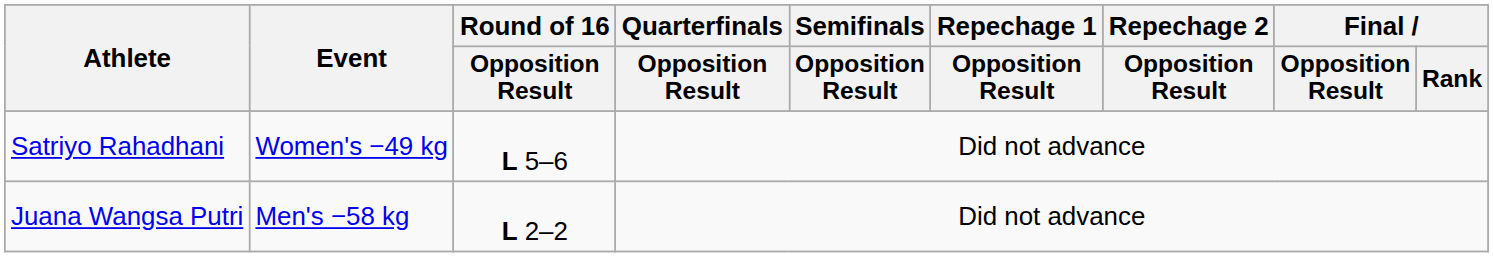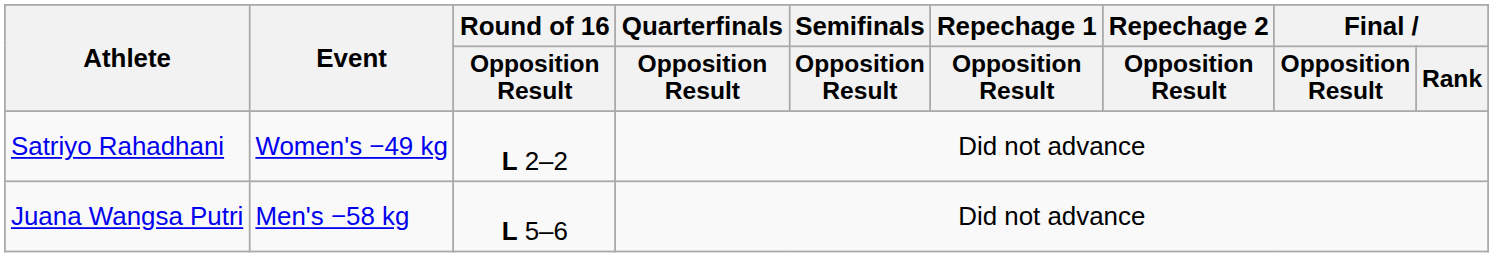(535, 161) L 5–6 -> (535, 161) L 2–2
(535, 231) L 2–2 -> (535, 231) L 5–6
